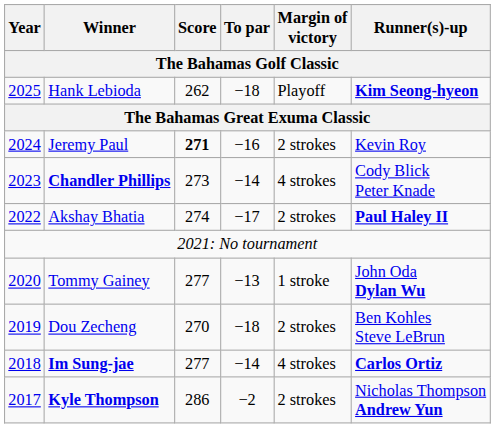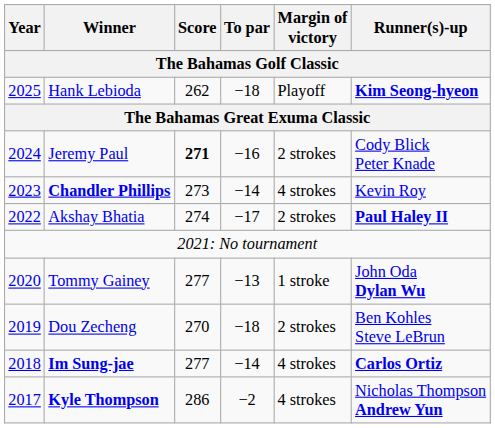(391, 144) Kevin Roy -> (395, 154) Cody Blick Peter Knade
(395, 181) Cody Blick Peter Knade -> (391, 190) Kevin Roy
(307, 399) 2 strokes -> (307, 399) 4 strokes
